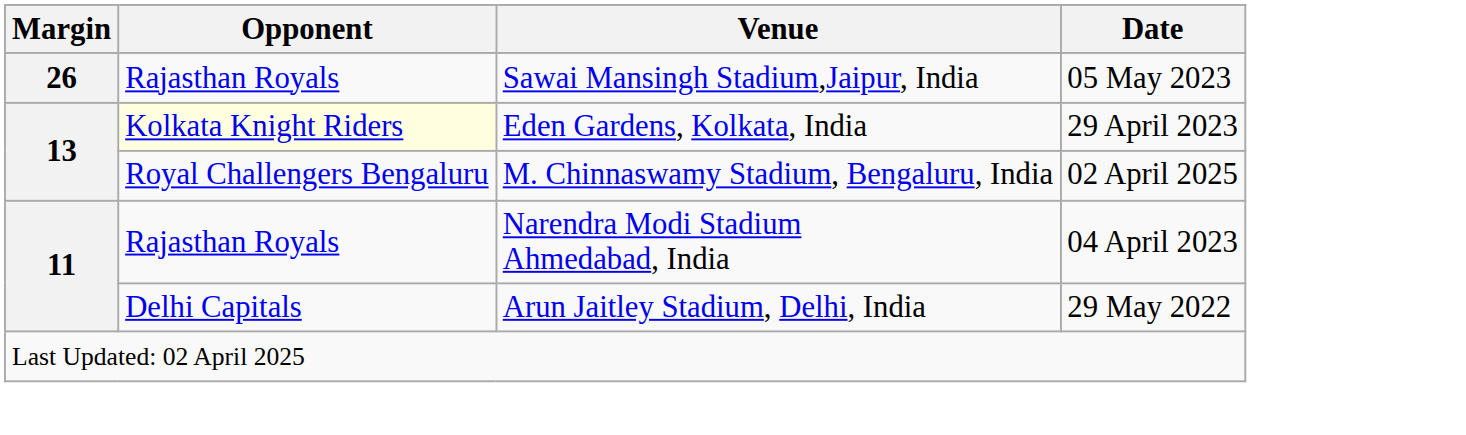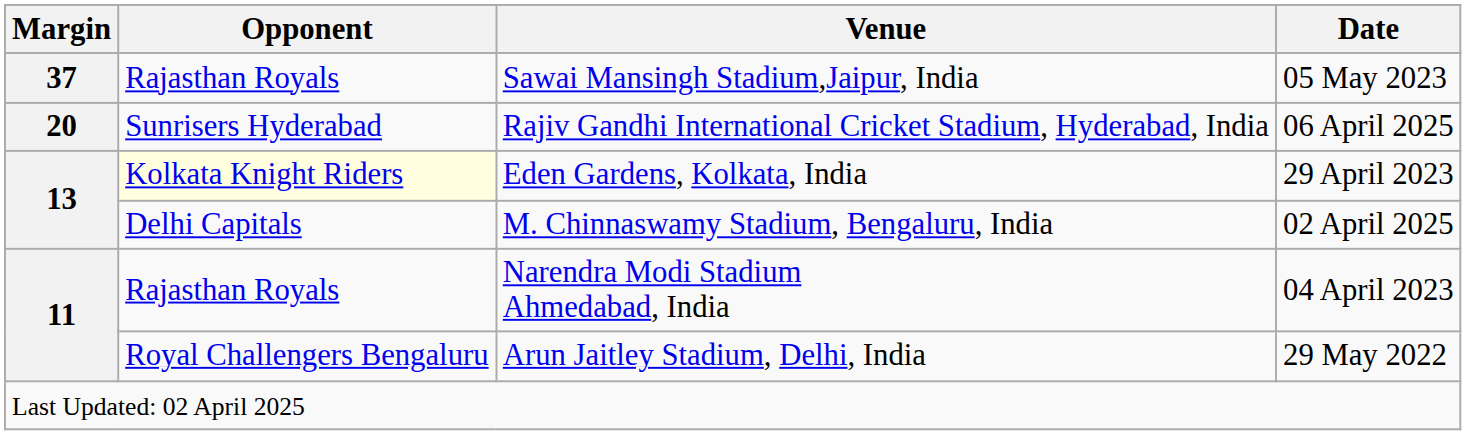(62, 77) 26 -> (62, 77) 37
+ row: (886, 126)
(307, 175) Royal Challengers Bengaluru -> (213, 223) Delhi Capitals
(213, 307) Delhi Capitals -> (307, 355) Royal Challengers Bengaluru
